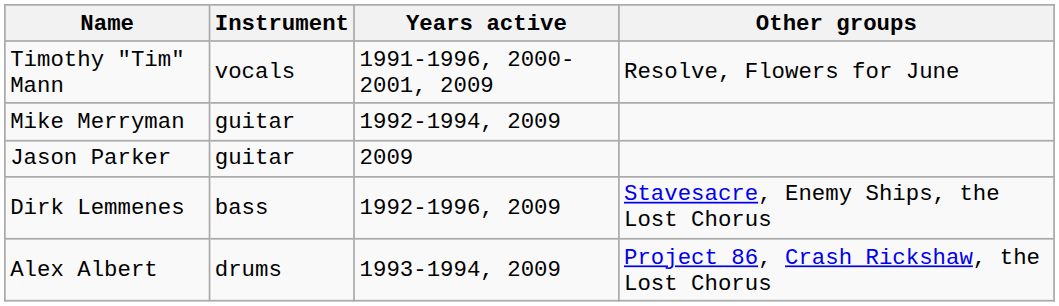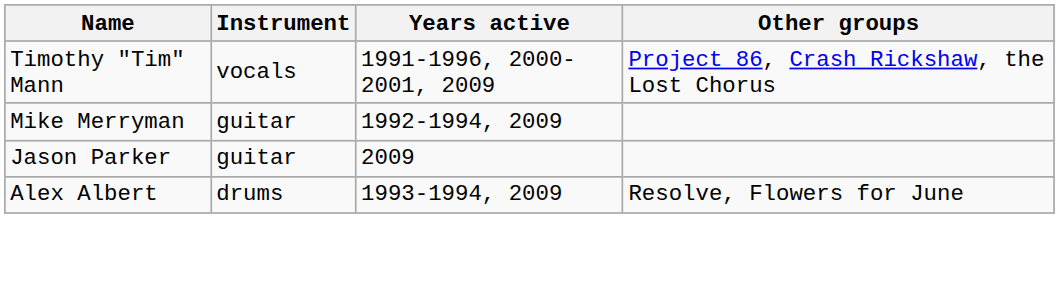(792, 72) Resolve, Flowers for June -> (836, 72) Project 86, Crash Rickshaw, the Lost Chorus
- row: (97, 208)
(832, 270) Project 86, Crash Rickshaw, the Lost Chorus -> (796, 195) Resolve, Flowers for June
